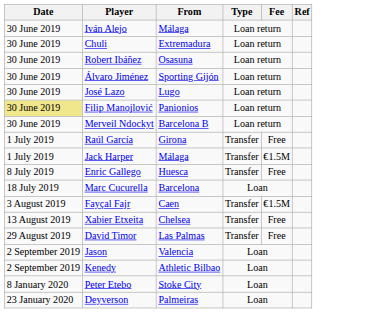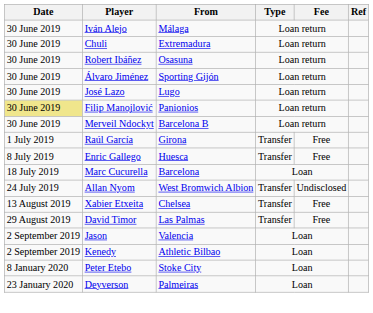- row: (109, 156)
+ row: (110, 188)
- row: (107, 204)
